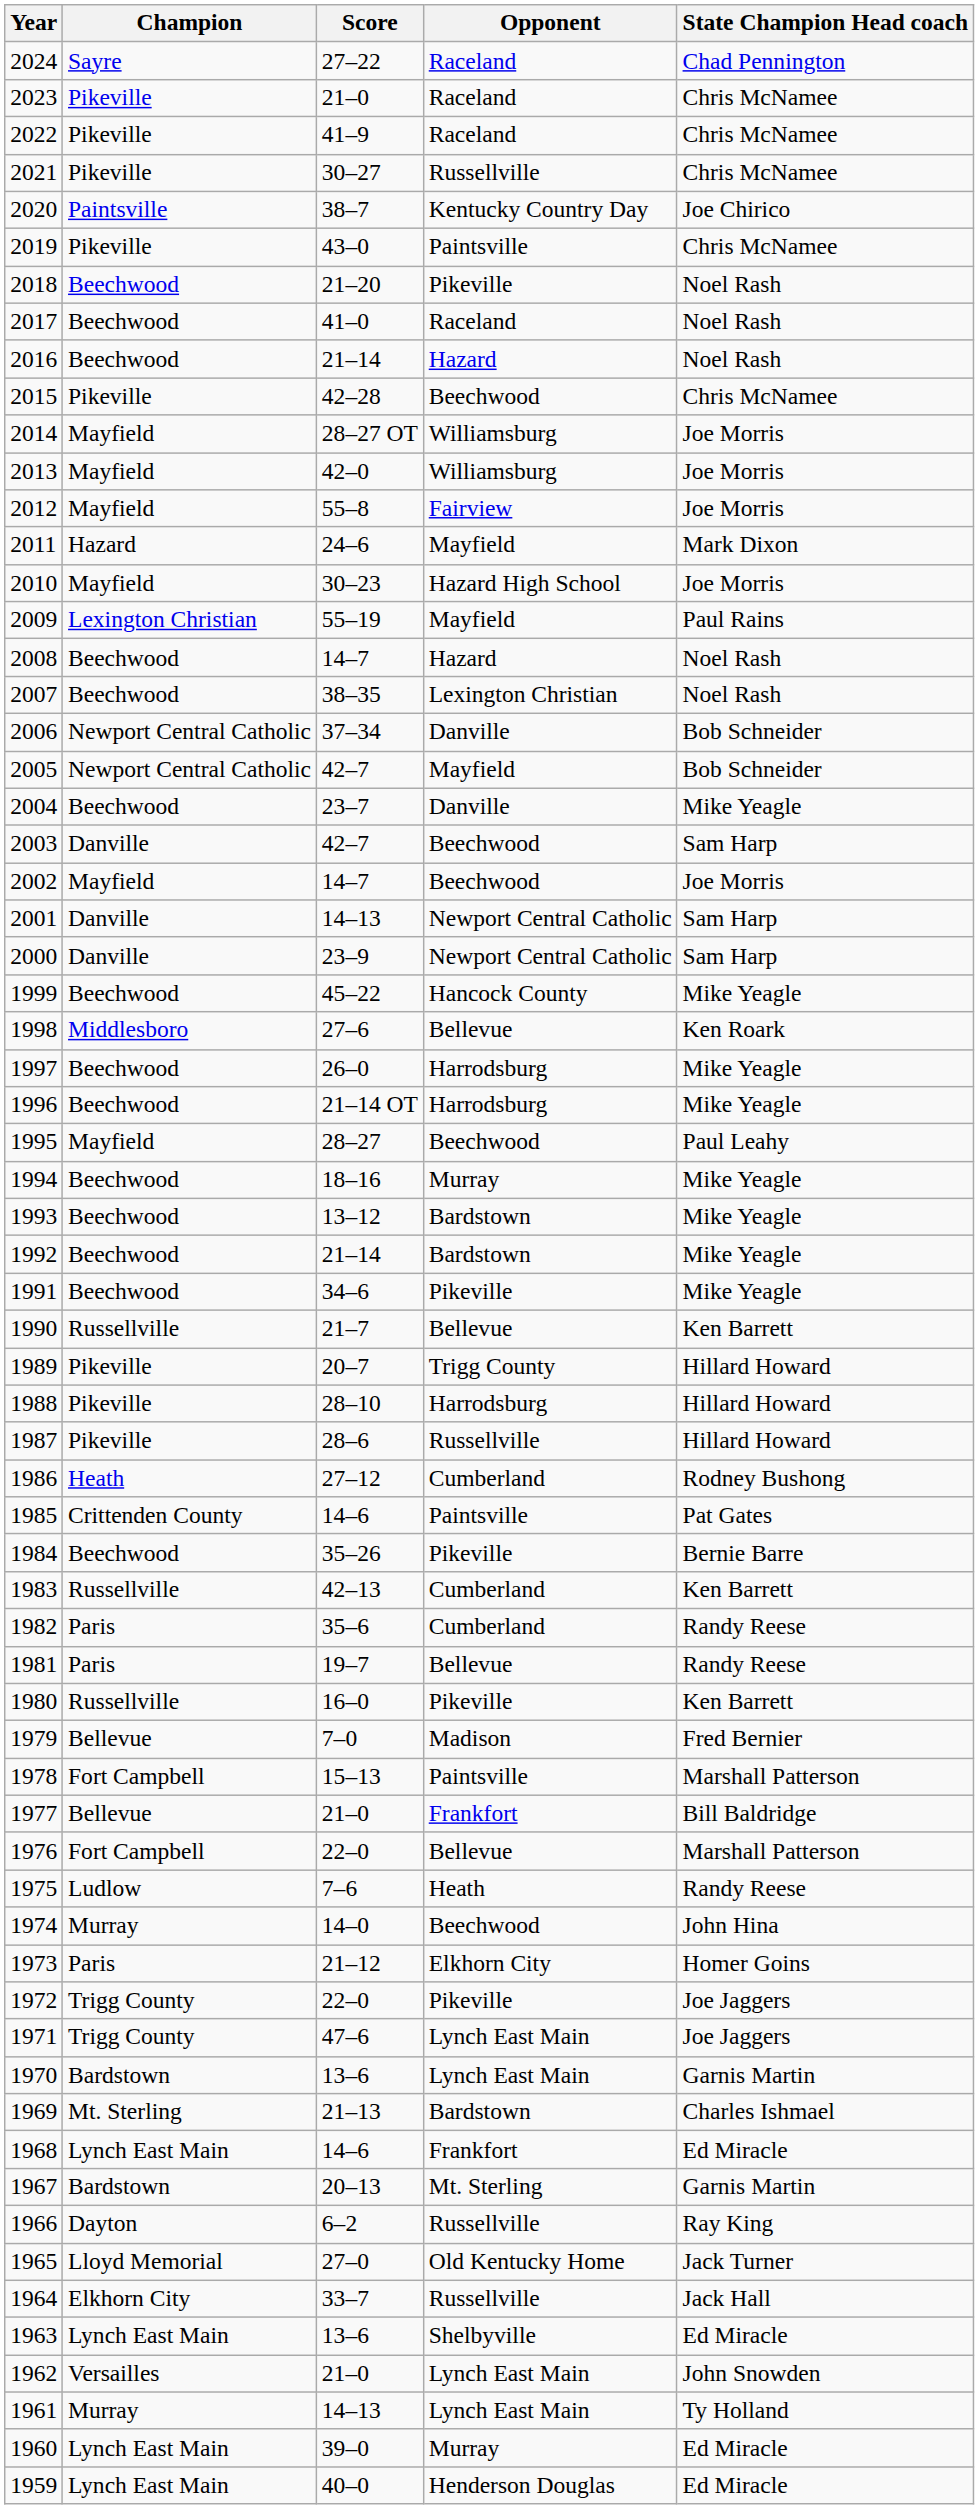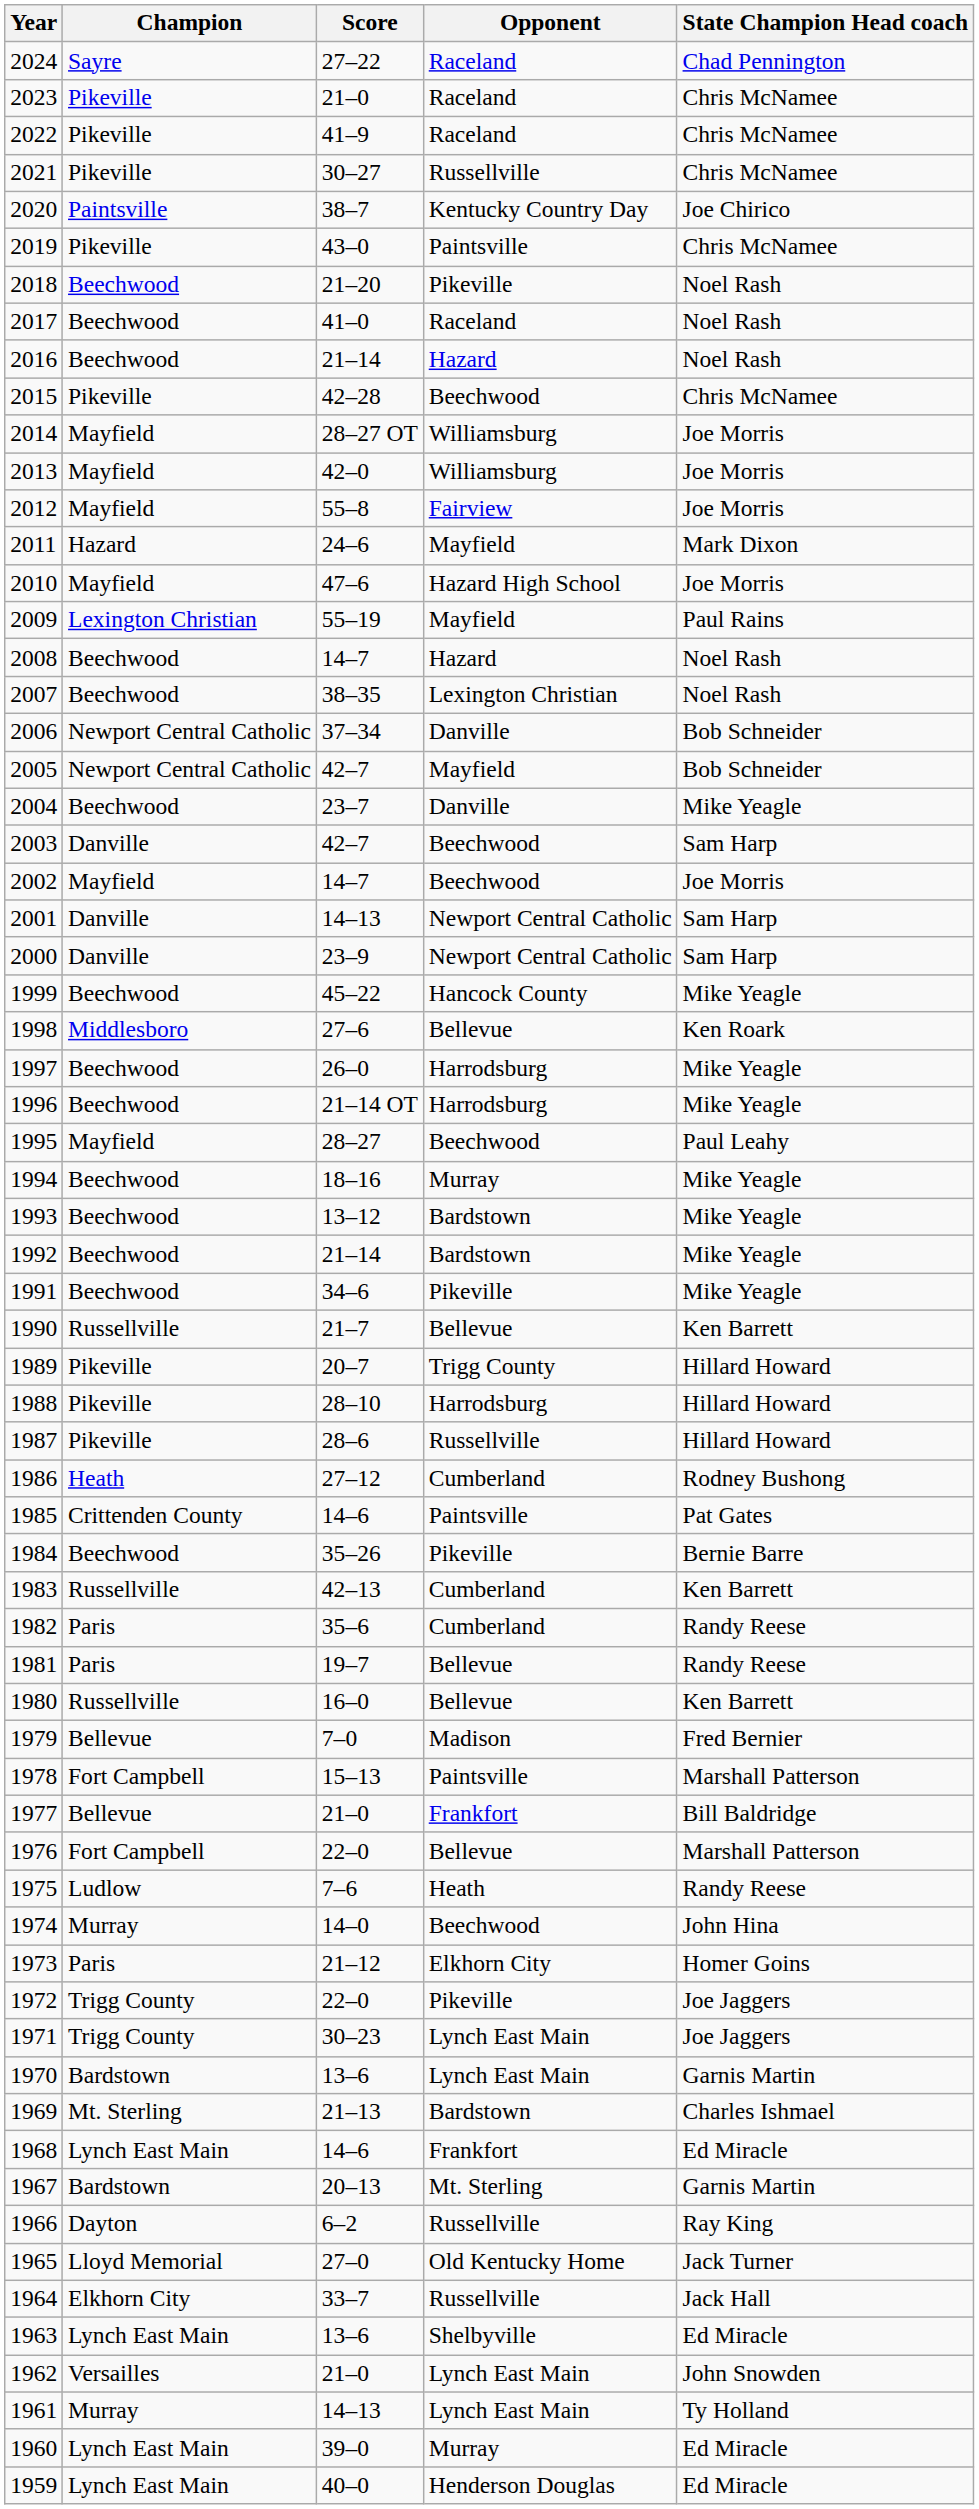(351, 582) 30–23 -> (345, 582) 47–6
(471, 1701) Pikeville -> (471, 1701) Bellevue
(345, 2037) 47–6 -> (351, 2037) 30–23
